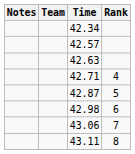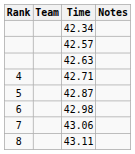columns swapped: (116, 12) <-> (22, 12)
